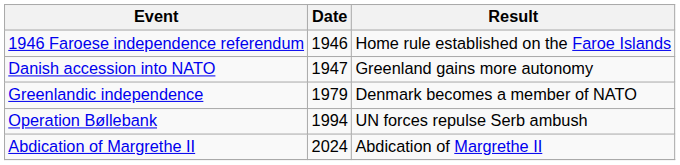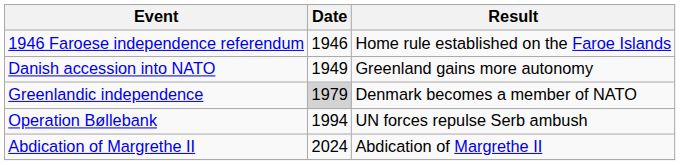(330, 69) 1947 -> (330, 69) 1949
(330, 95) no background -> (330, 95) lightgrey background
